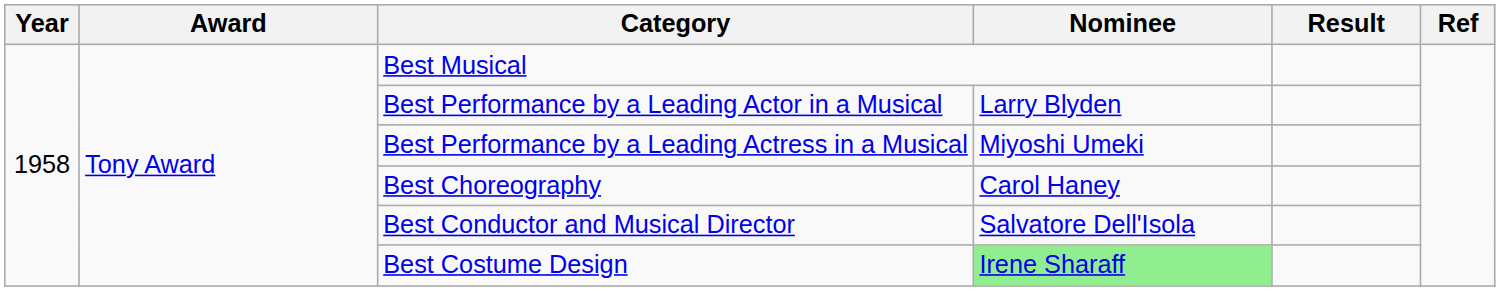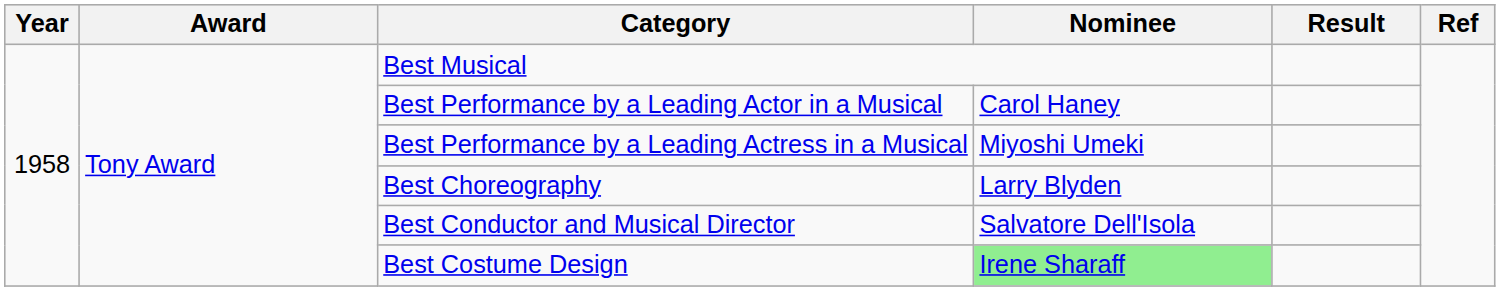(1050, 104) Larry Blyden -> (1050, 104) Carol Haney
(1050, 184) Carol Haney -> (1050, 184) Larry Blyden
